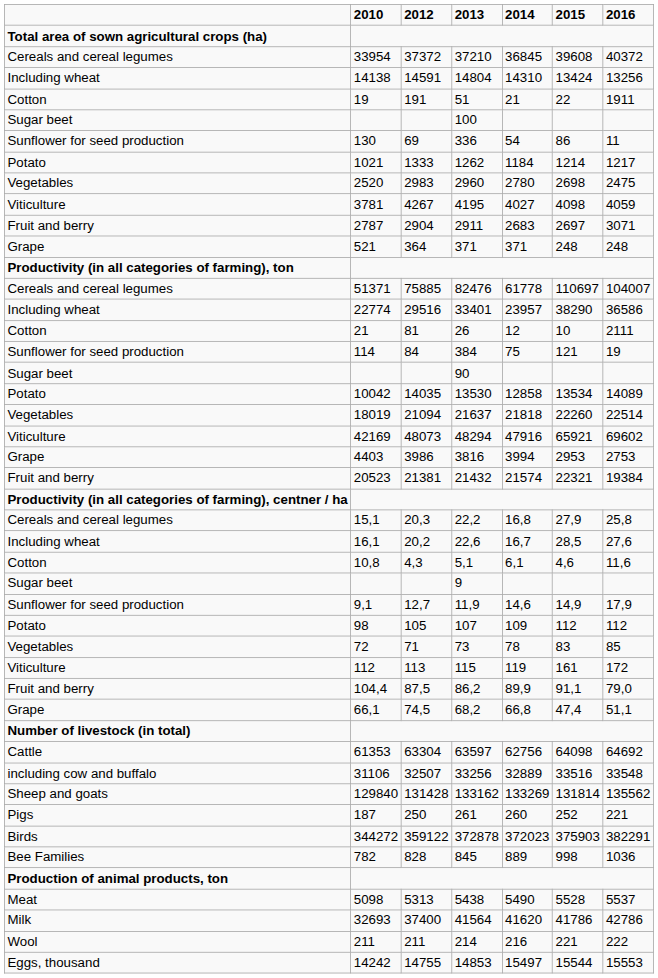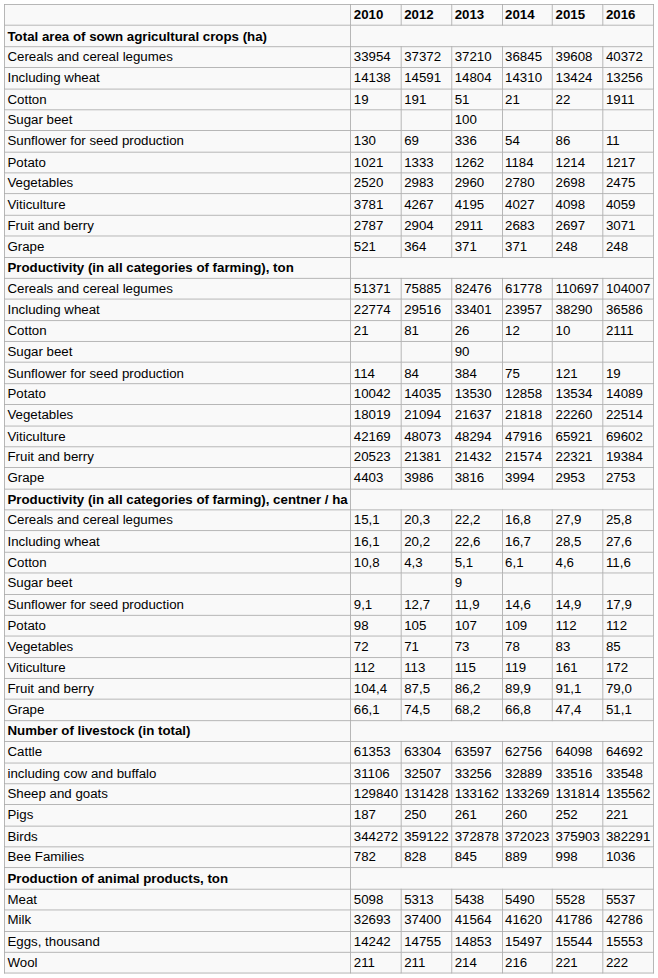rows swapped: (40, 373) <-> (96, 352)
rows swapped: (51, 478) <-> (26, 457)
rows swapped: (54, 962) <-> (22, 941)
